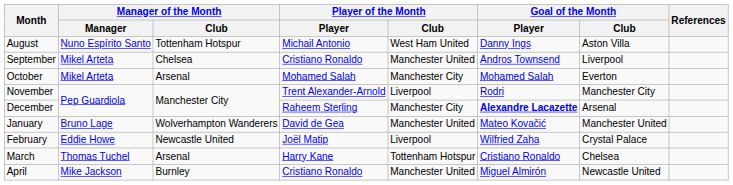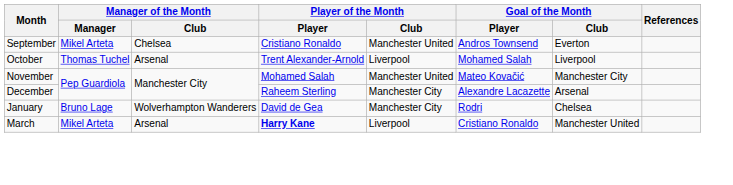- row: (22, 44)
(603, 60) Liverpool -> (572, 44) Everton
(87, 76) Mikel Arteta -> (95, 60) Thomas Tuchel
(319, 76) Mohamed Salah -> (313, 60) Trent Alexander-Arnold
(427, 76) Manchester City -> (389, 60) Liverpool
(599, 76) Everton -> (575, 60) Liverpool
(334, 92) Trent Alexander-Arnold -> (298, 76) Mohamed Salah
(411, 92) Liverpool -> (411, 76) Manchester United
(492, 92) Rodri -> (491, 76) Mateo Kovačić
(529, 108) bold -> (504, 92) normal
(432, 124) Manchester United -> (405, 108) Manchester City
(513, 124) Mateo Kovačić -> (470, 108) Rodri
(624, 124) Manchester United -> (573, 108) Chelsea
- row: (27, 140)
(95, 156) Thomas Tuchel -> (87, 124) Mikel Arteta
(308, 156) normal -> (288, 124) bold
(433, 156) Tottenham Hotspur -> (389, 124) Liverpool
(601, 156) Chelsea -> (597, 124) Manchester United
- row: (17, 172)
